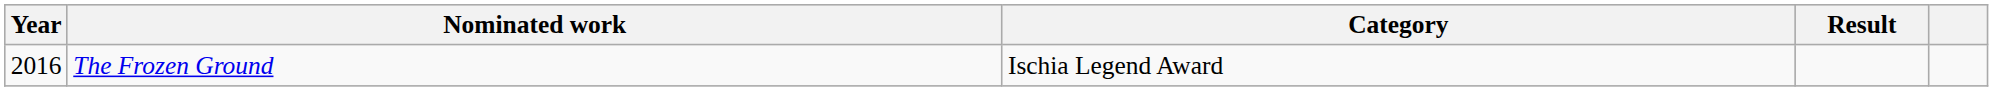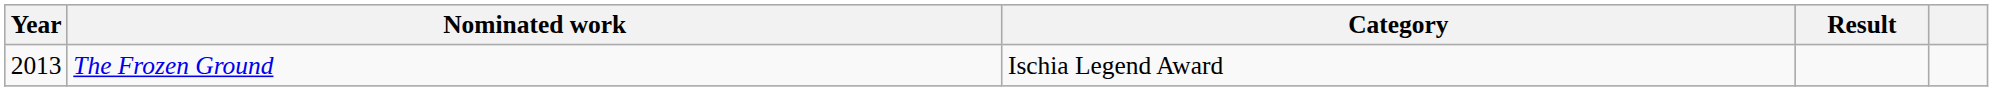(36, 65) 2016 -> (36, 65) 2013
